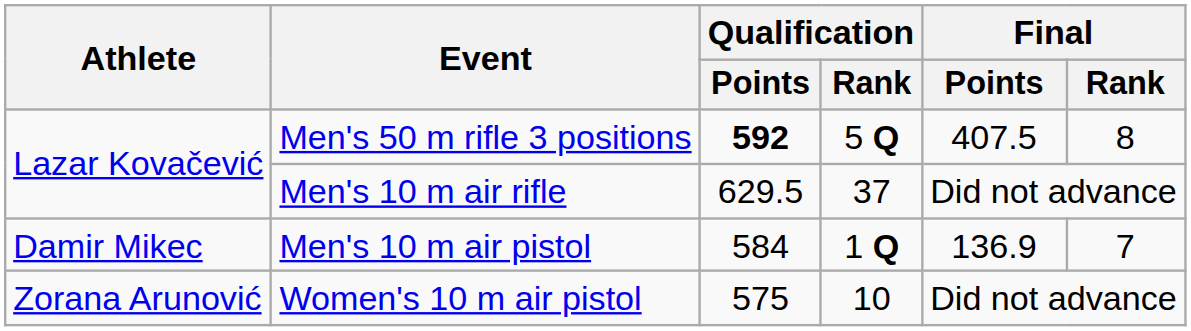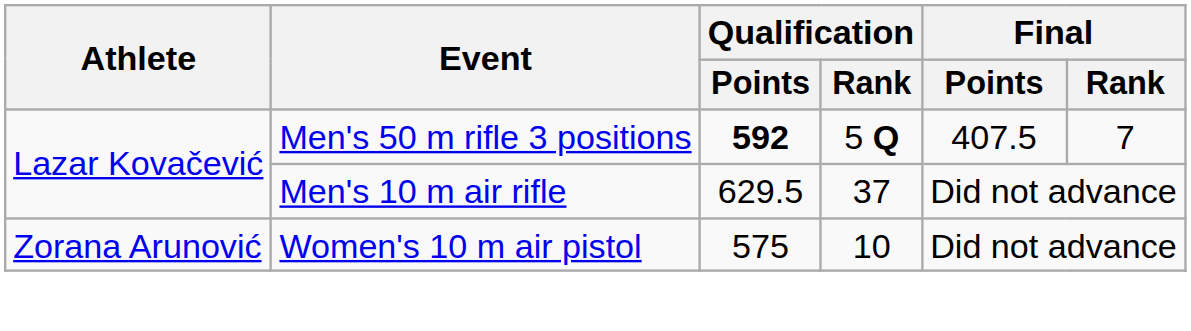(1125, 137) 8 -> (1125, 137) 7
- row: (435, 245)
